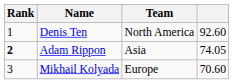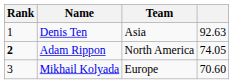(159, 32) North America -> (135, 32) Asia
(213, 32) 92.60 -> (213, 32) 92.63
(135, 50) Asia -> (159, 50) North America
